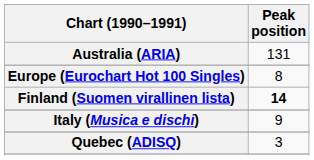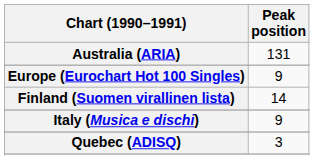(279, 76) 8 -> (279, 76) 9
(279, 98) bold -> (279, 98) normal
